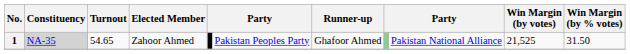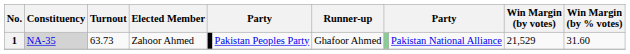(102, 40) 54.65 -> (102, 40) 63.73
(521, 40) 21,525 -> (521, 40) 21,529
(578, 40) 31.50 -> (578, 40) 31.60
